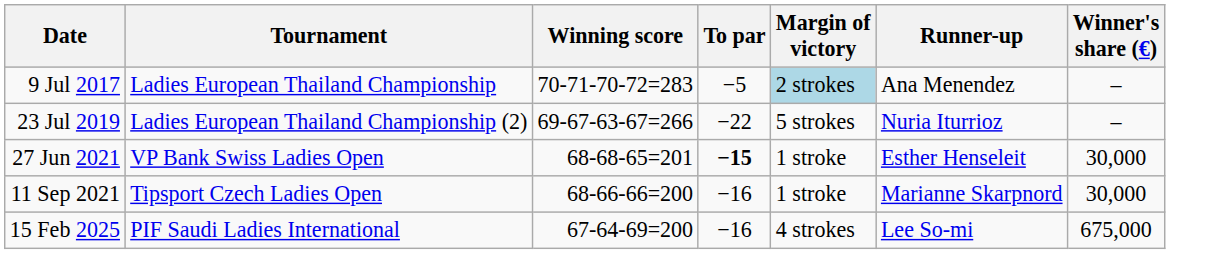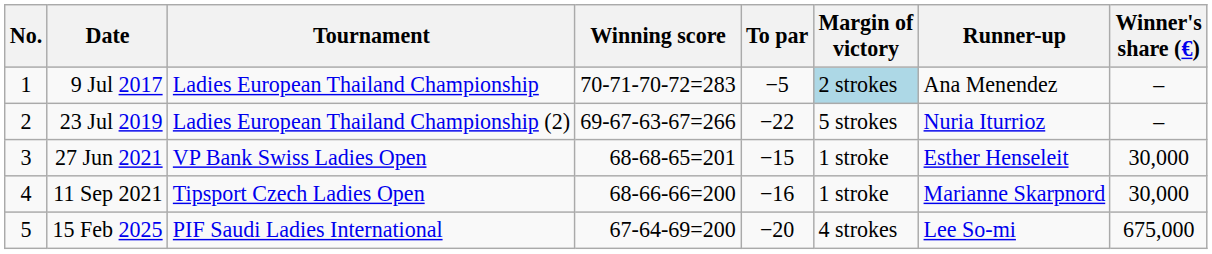+ column: (26, 35)
(734, 157) bold -> (777, 157) normal
(734, 230) −16 -> (777, 230) −20
